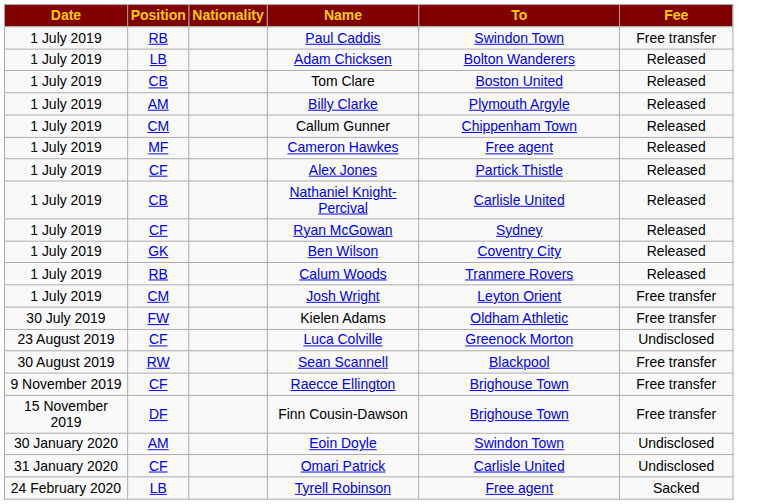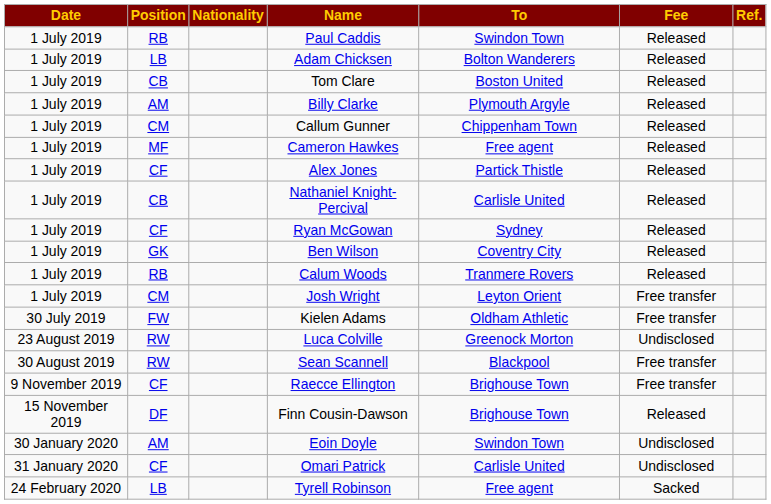+ column: (749, 16)
(676, 38) Free transfer -> (676, 38) Released
(158, 340) CF -> (158, 340) RW
(676, 414) Free transfer -> (676, 414) Released
